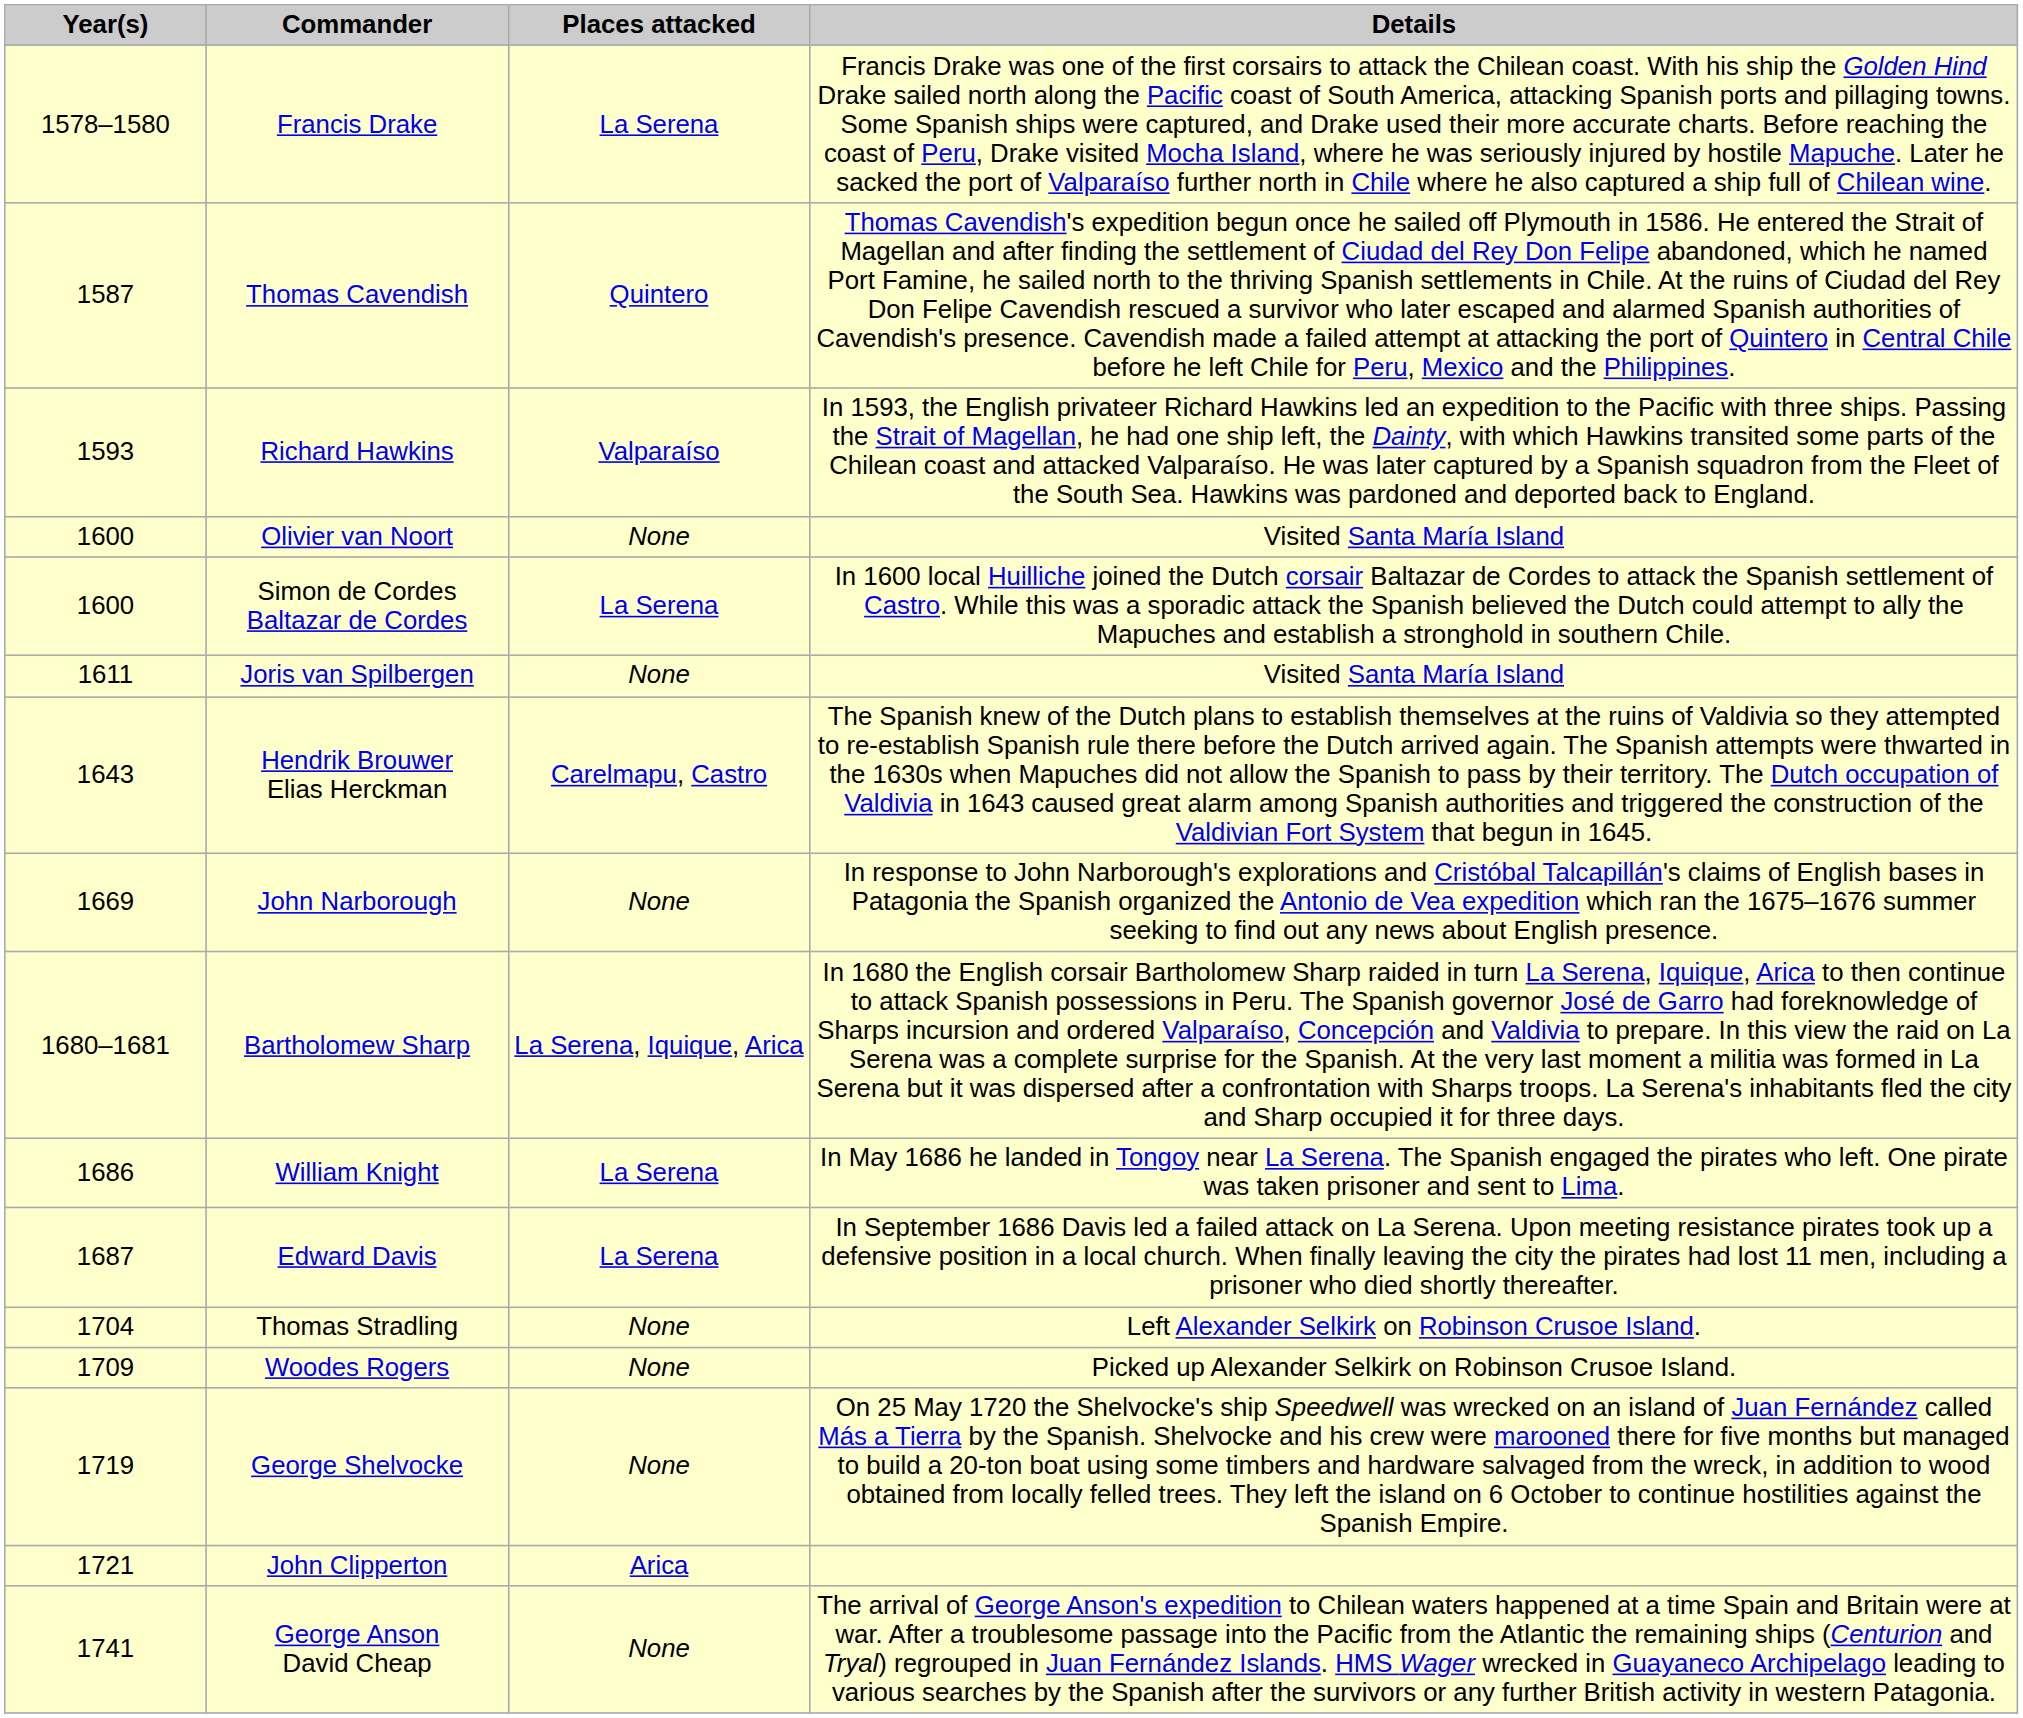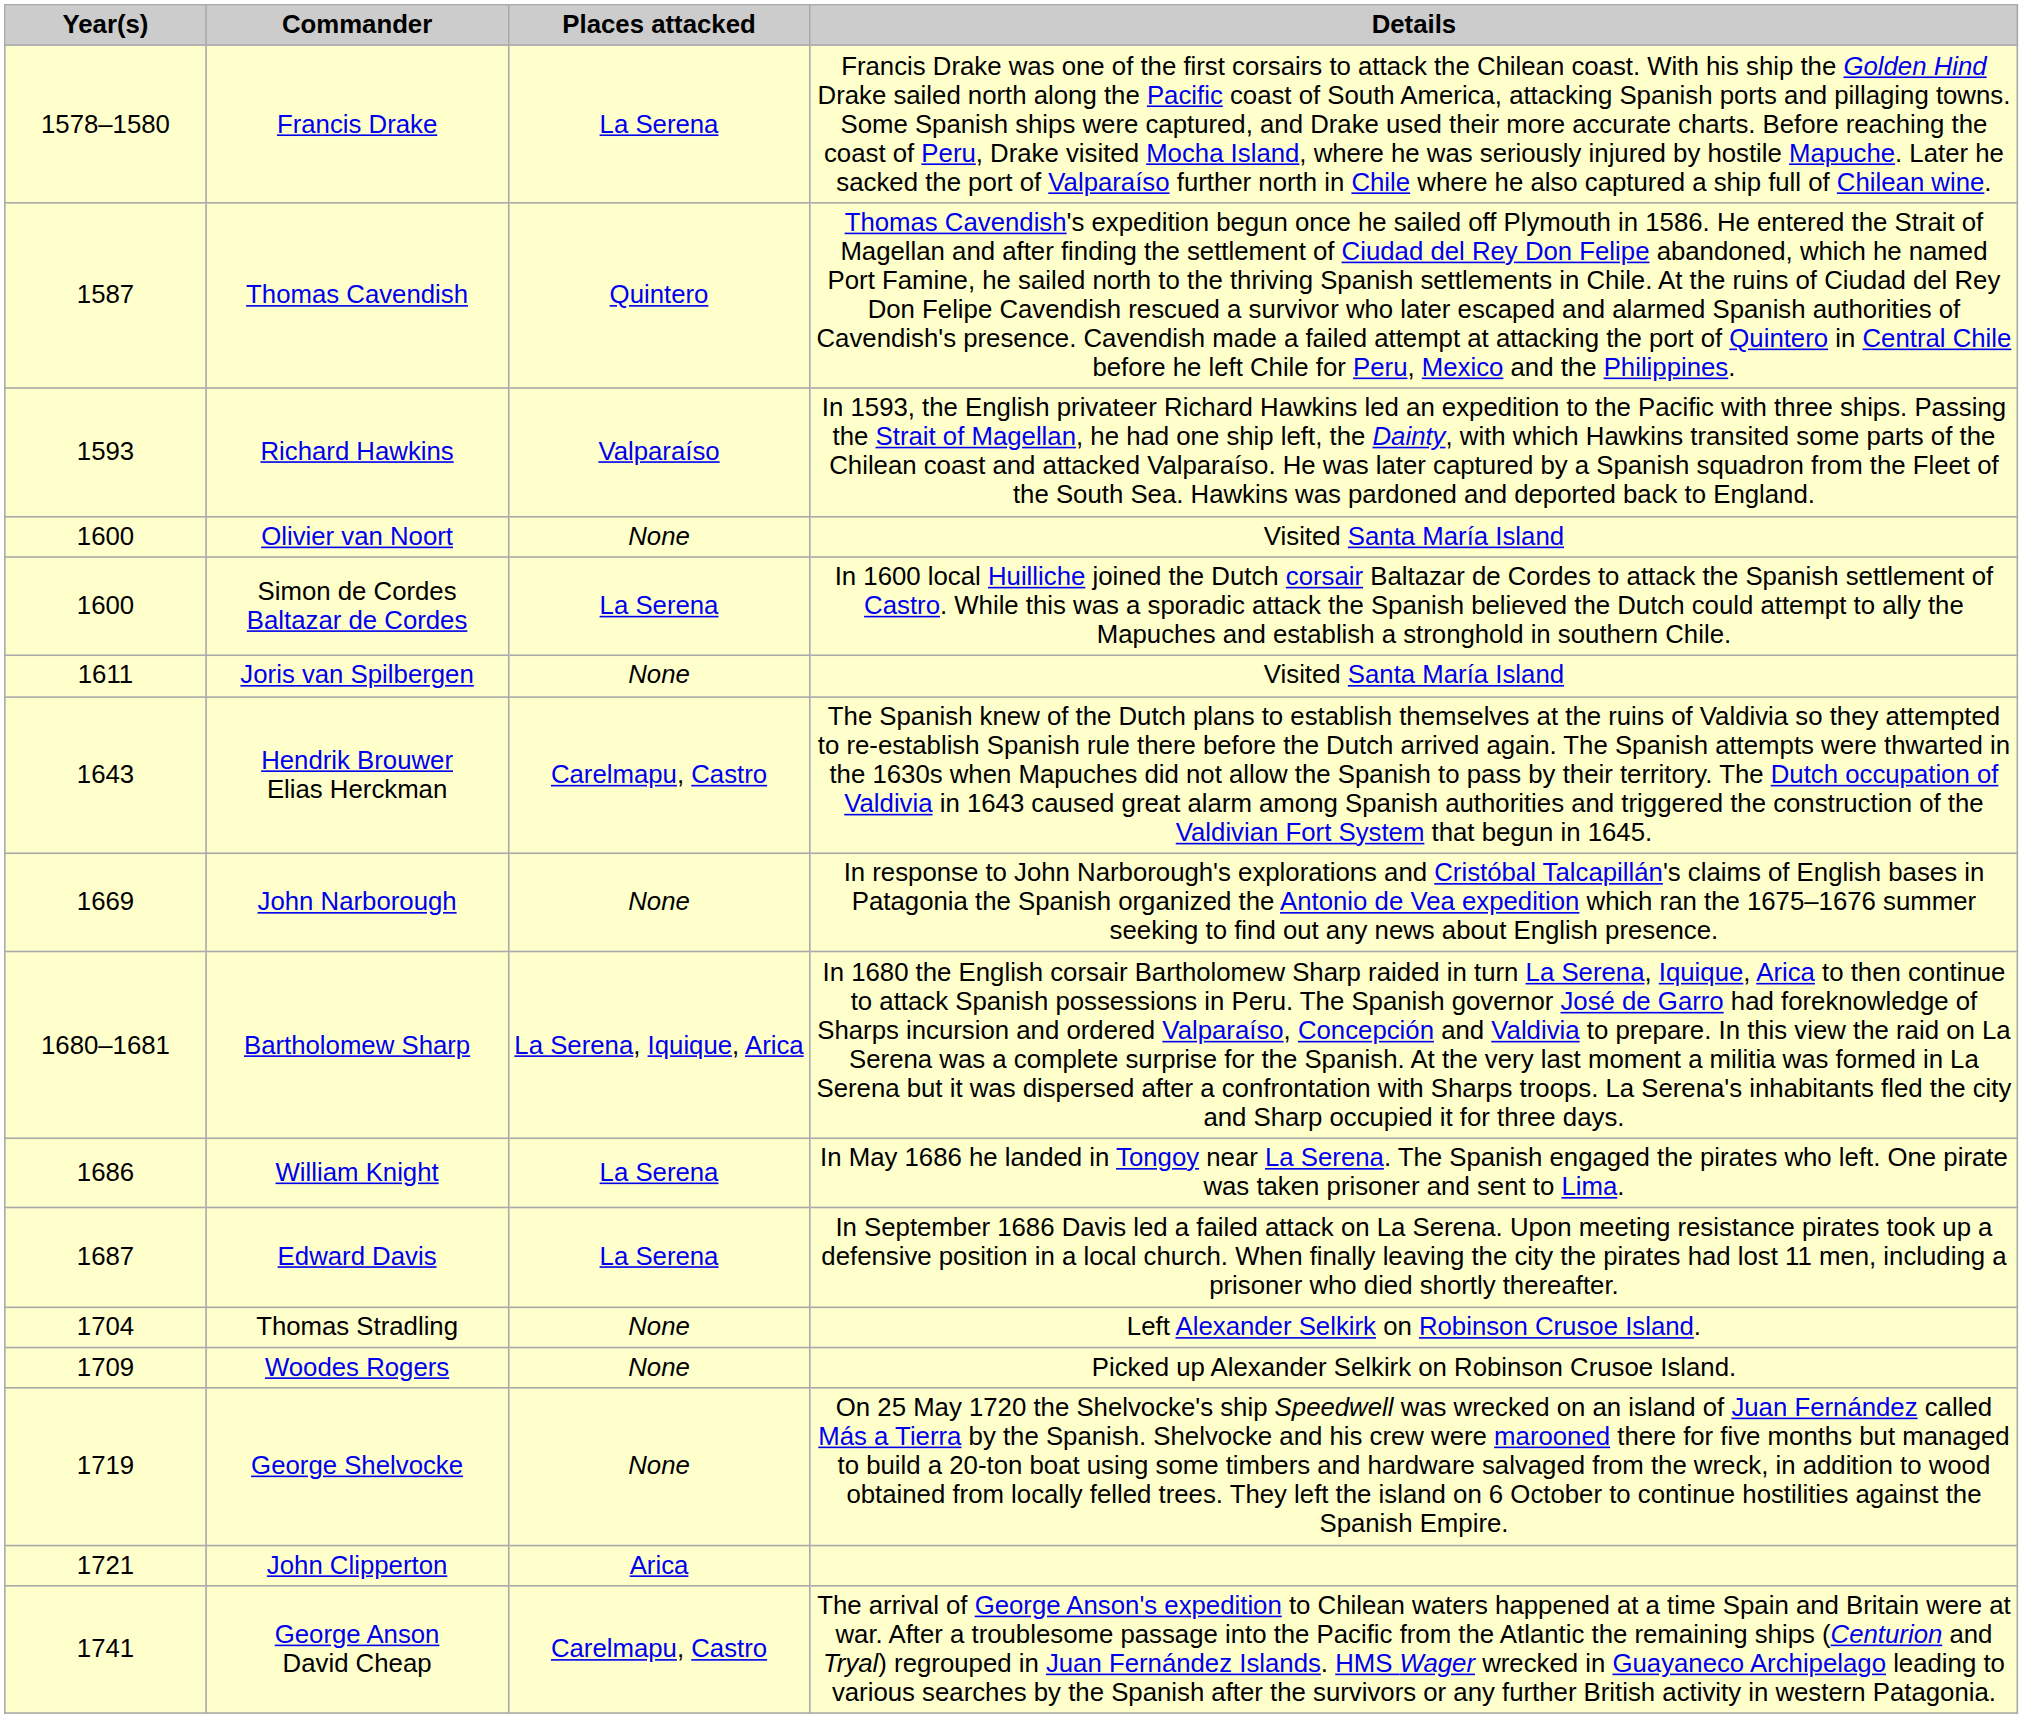(659, 1649) None -> (659, 1649) Carelmapu, Castro
